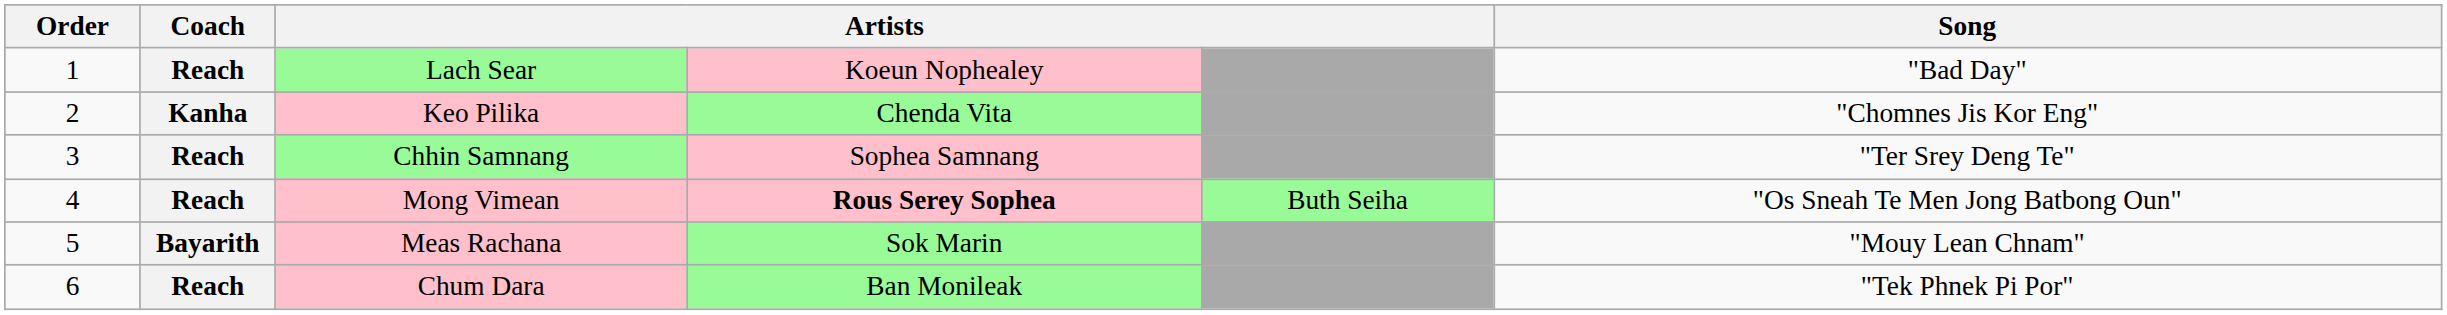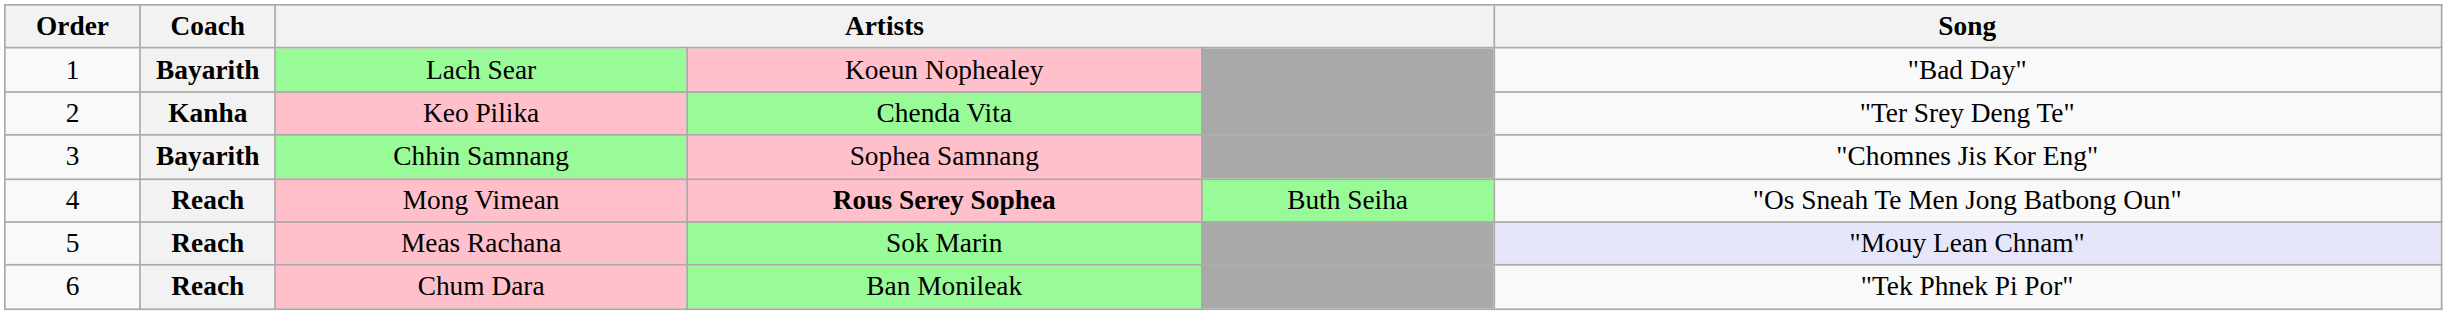(208, 69) Reach -> (208, 69) Bayarith
(1967, 112) "Chomnes Jis Kor Eng" -> (1967, 112) "Ter Srey Deng Te"
(208, 156) Reach -> (208, 156) Bayarith
(1967, 156) "Ter Srey Deng Te" -> (1967, 156) "Chomnes Jis Kor Eng"
(208, 243) Bayarith -> (208, 243) Reach
(1967, 243) no background -> (1967, 243) lavender background
